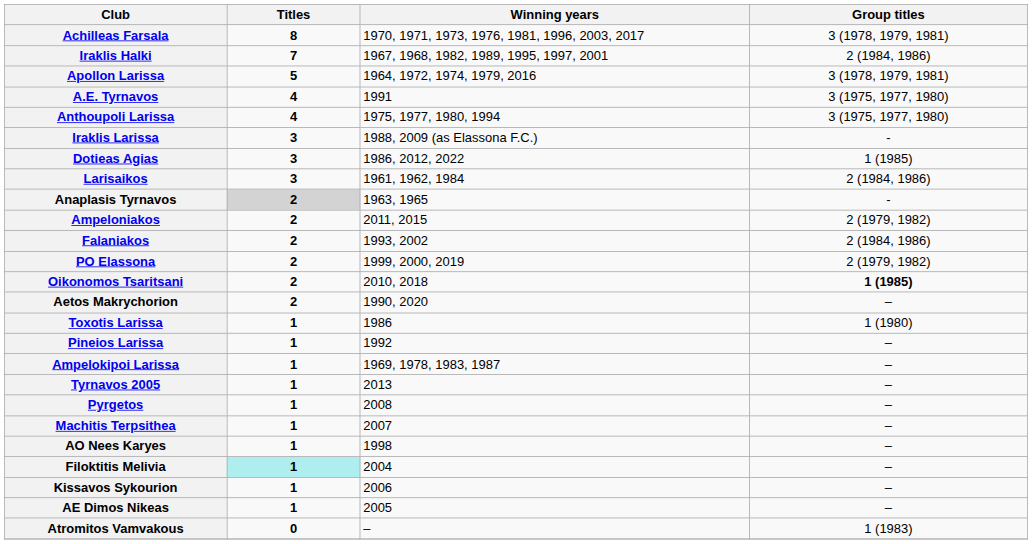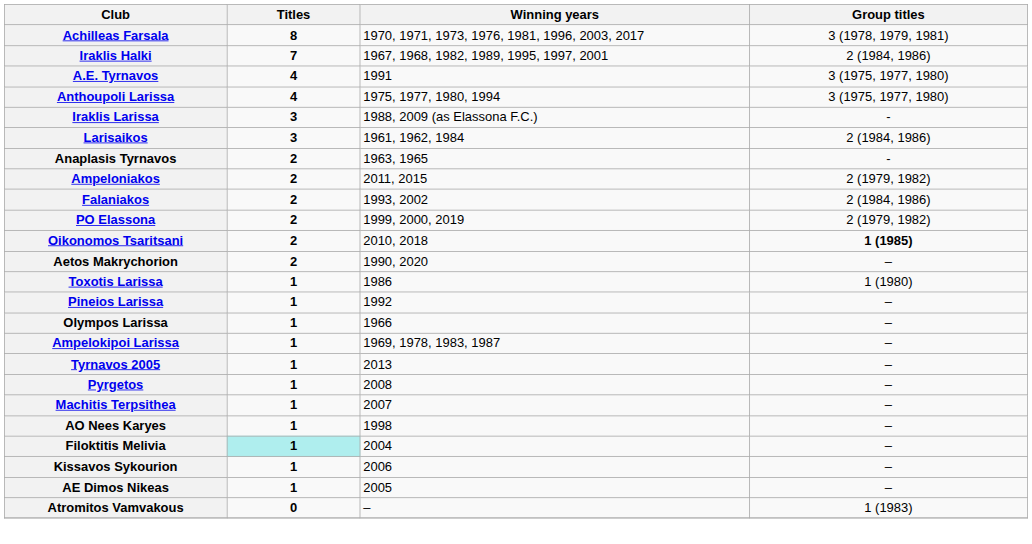- row: (116, 76)
- row: (116, 158)
(294, 199) lightgrey background -> (294, 158) no background
+ row: (116, 323)
